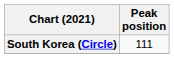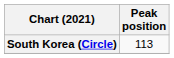(144, 44) 111 -> (144, 44) 113
